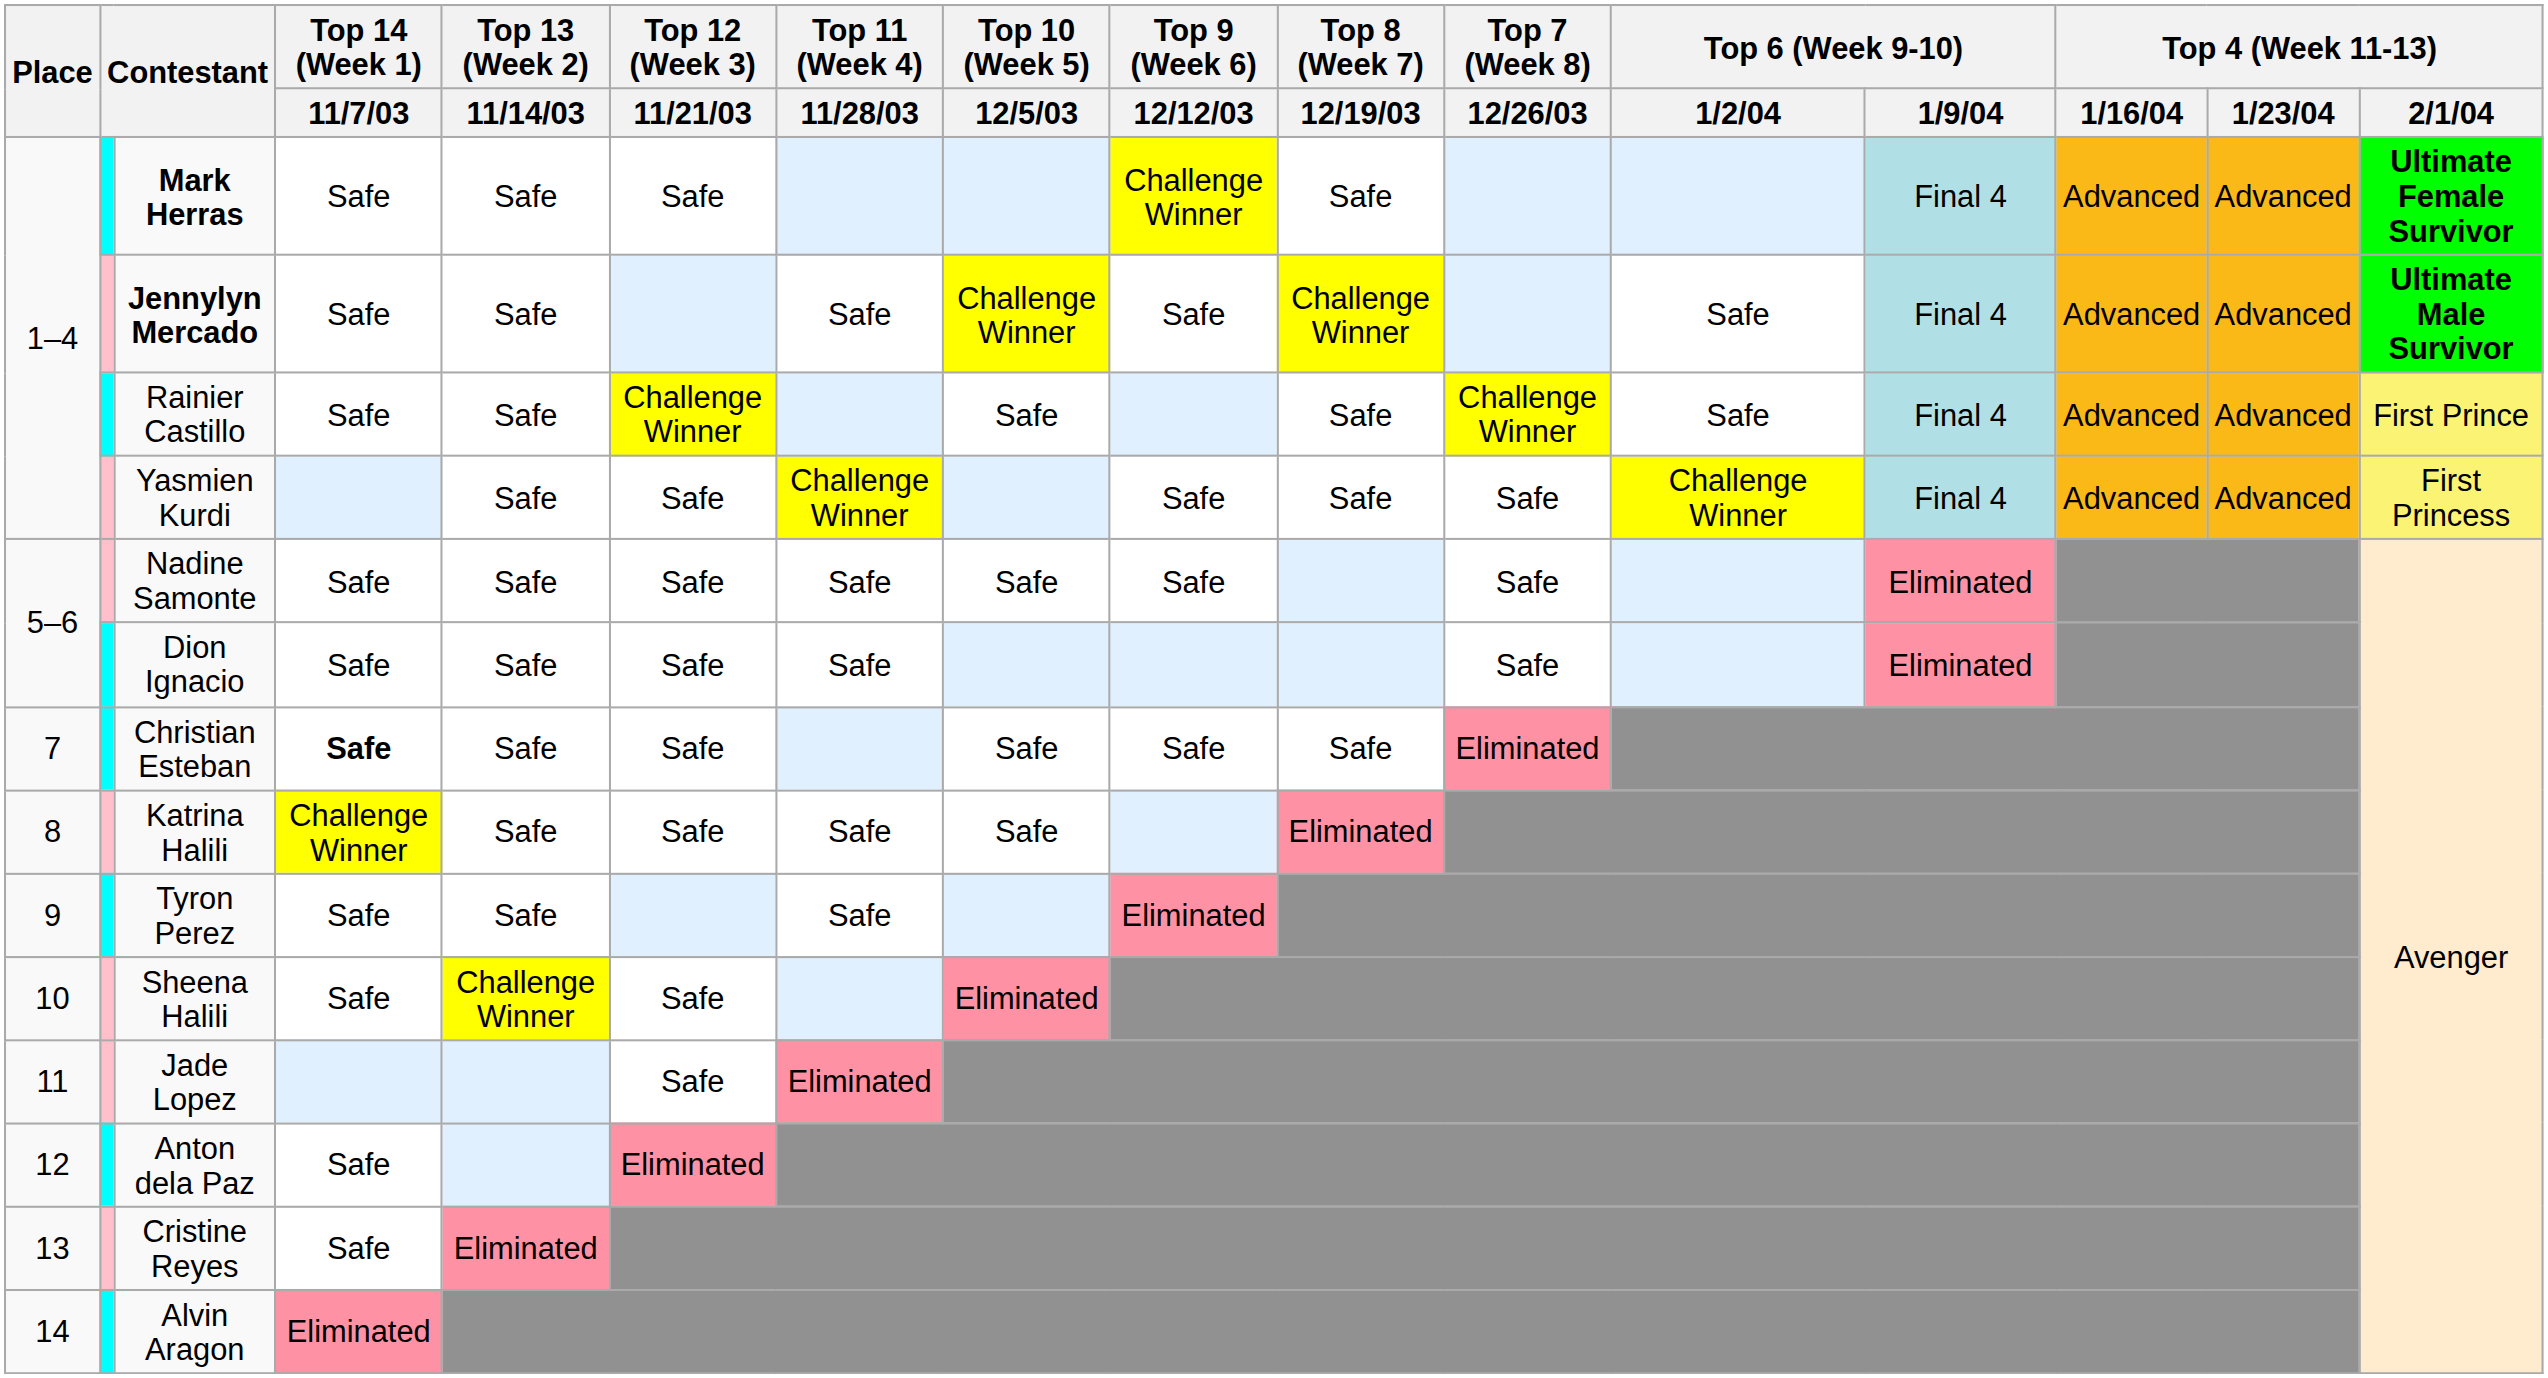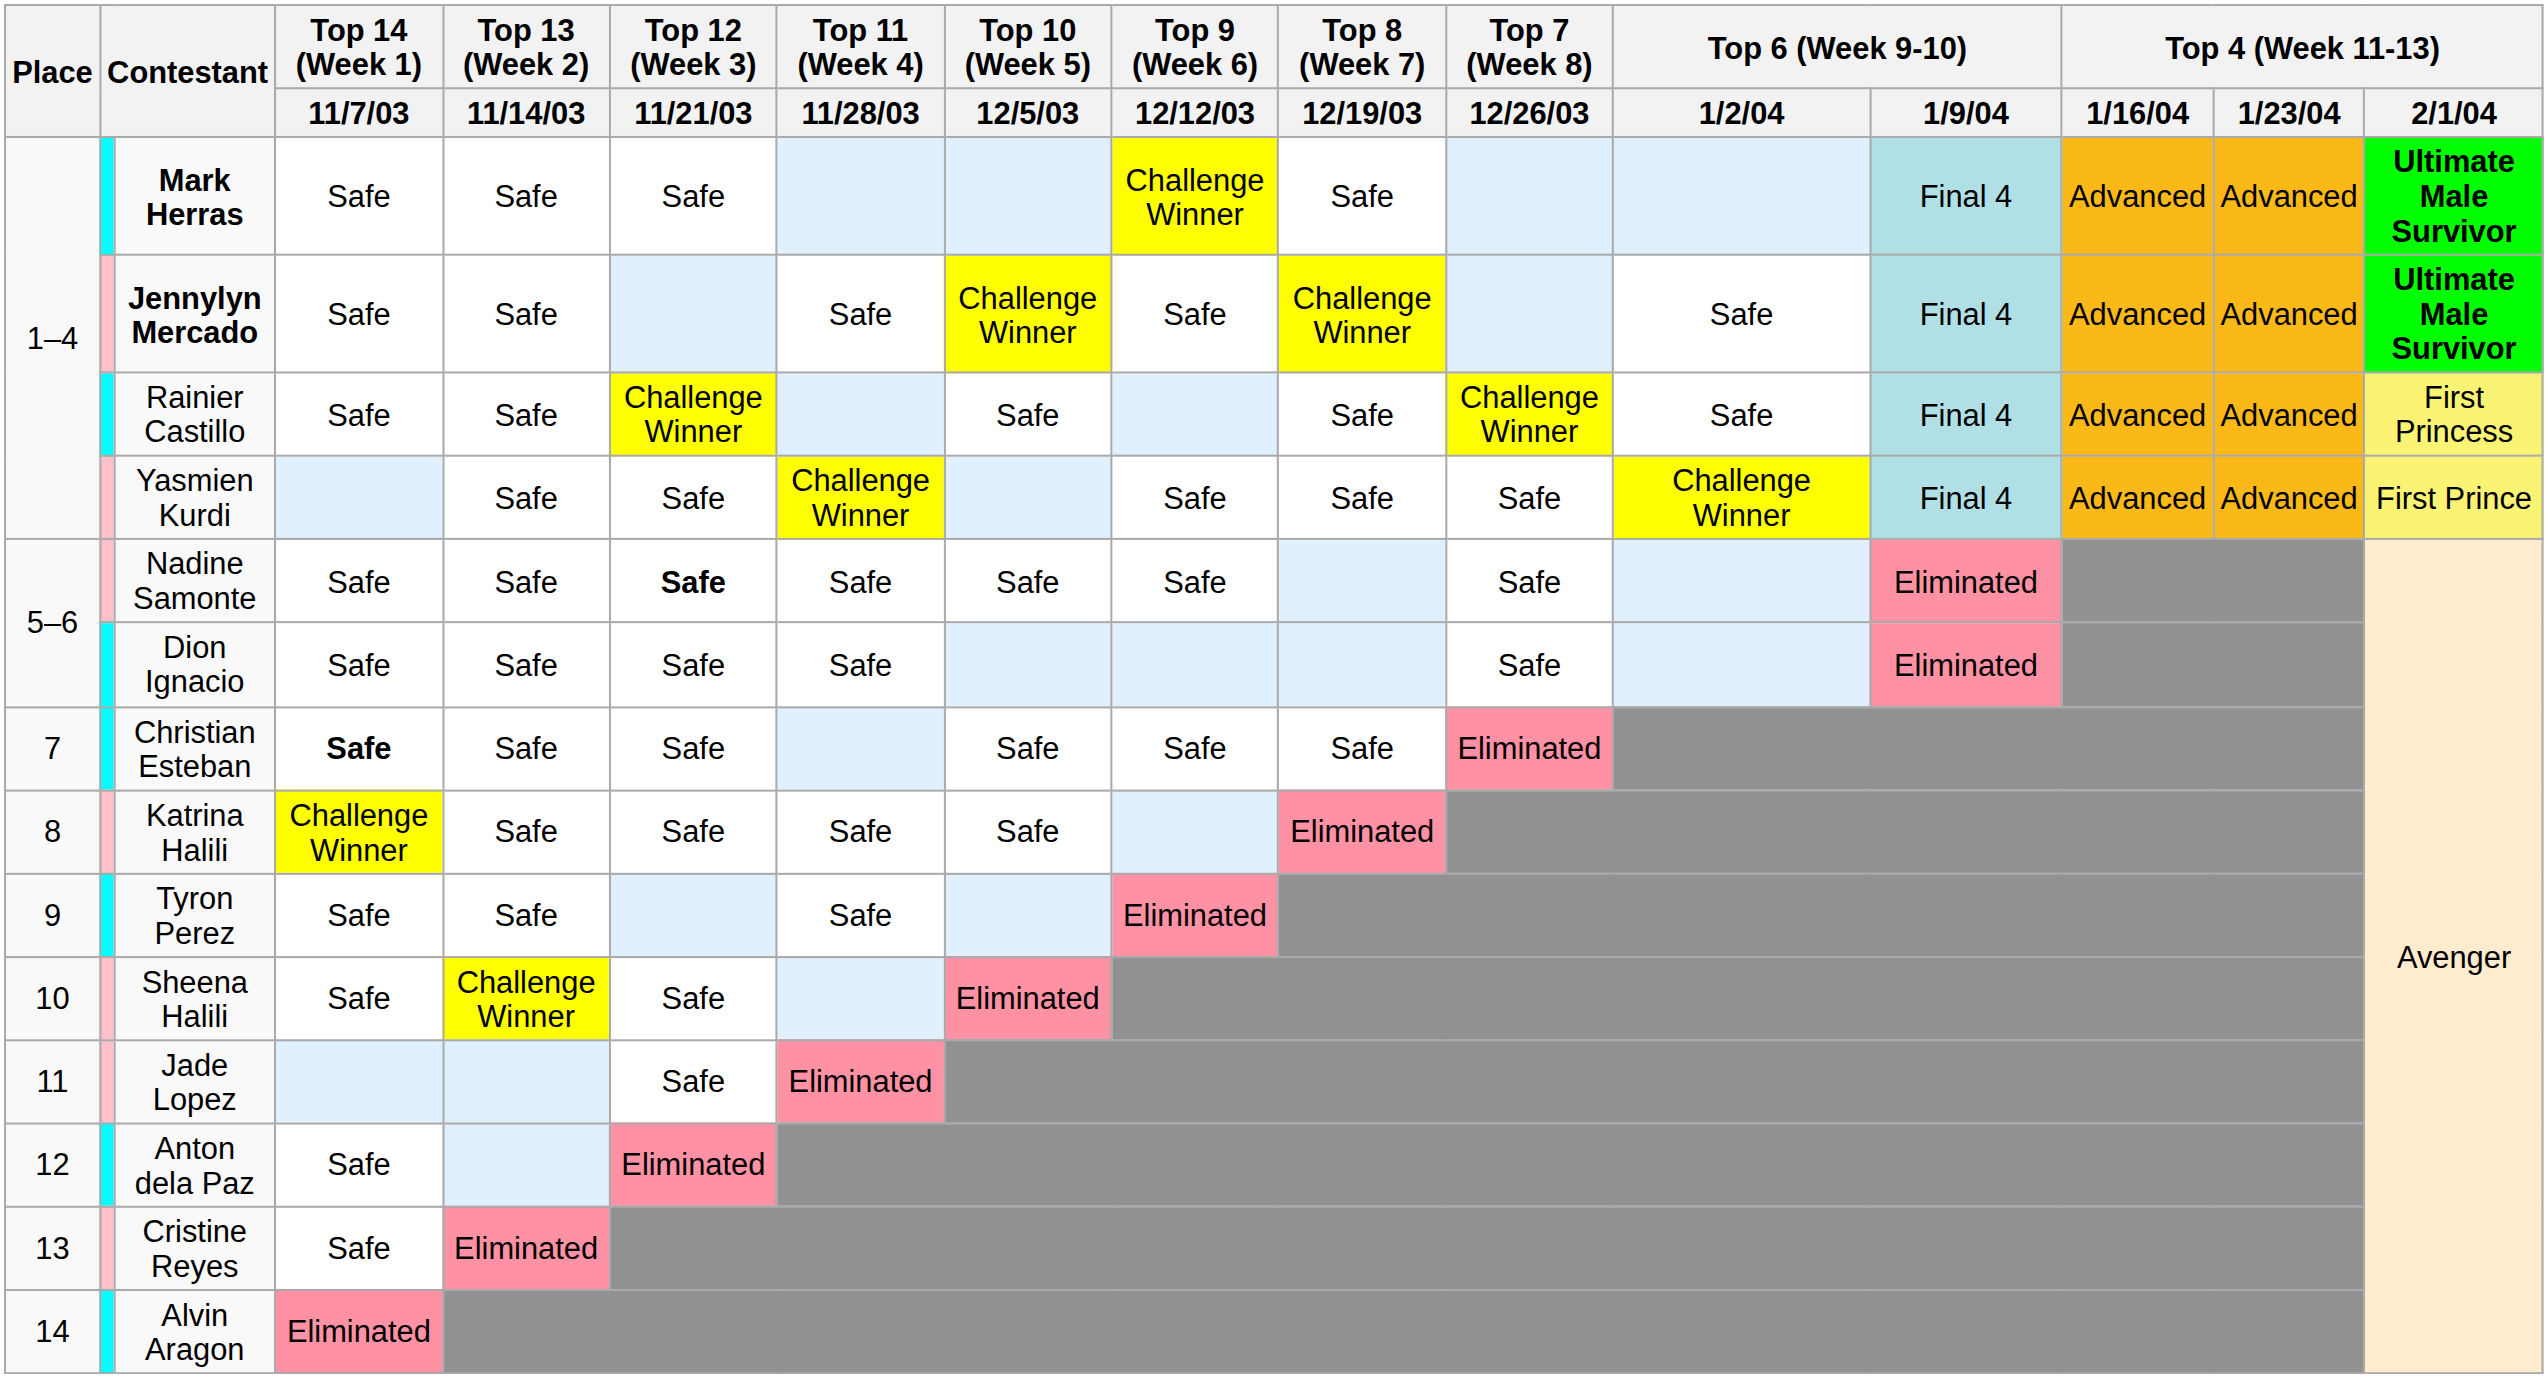(2451, 196) Ultimate Female Survivor -> (2454, 196) Ultimate Male Survivor
(2451, 415) First Prince -> (2454, 415) First Princess
(2451, 498) First Princess -> (2454, 498) First Prince
(693, 582) normal -> (693, 582) bold
